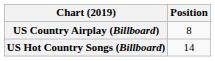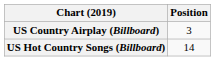(189, 30) 8 -> (189, 30) 3
